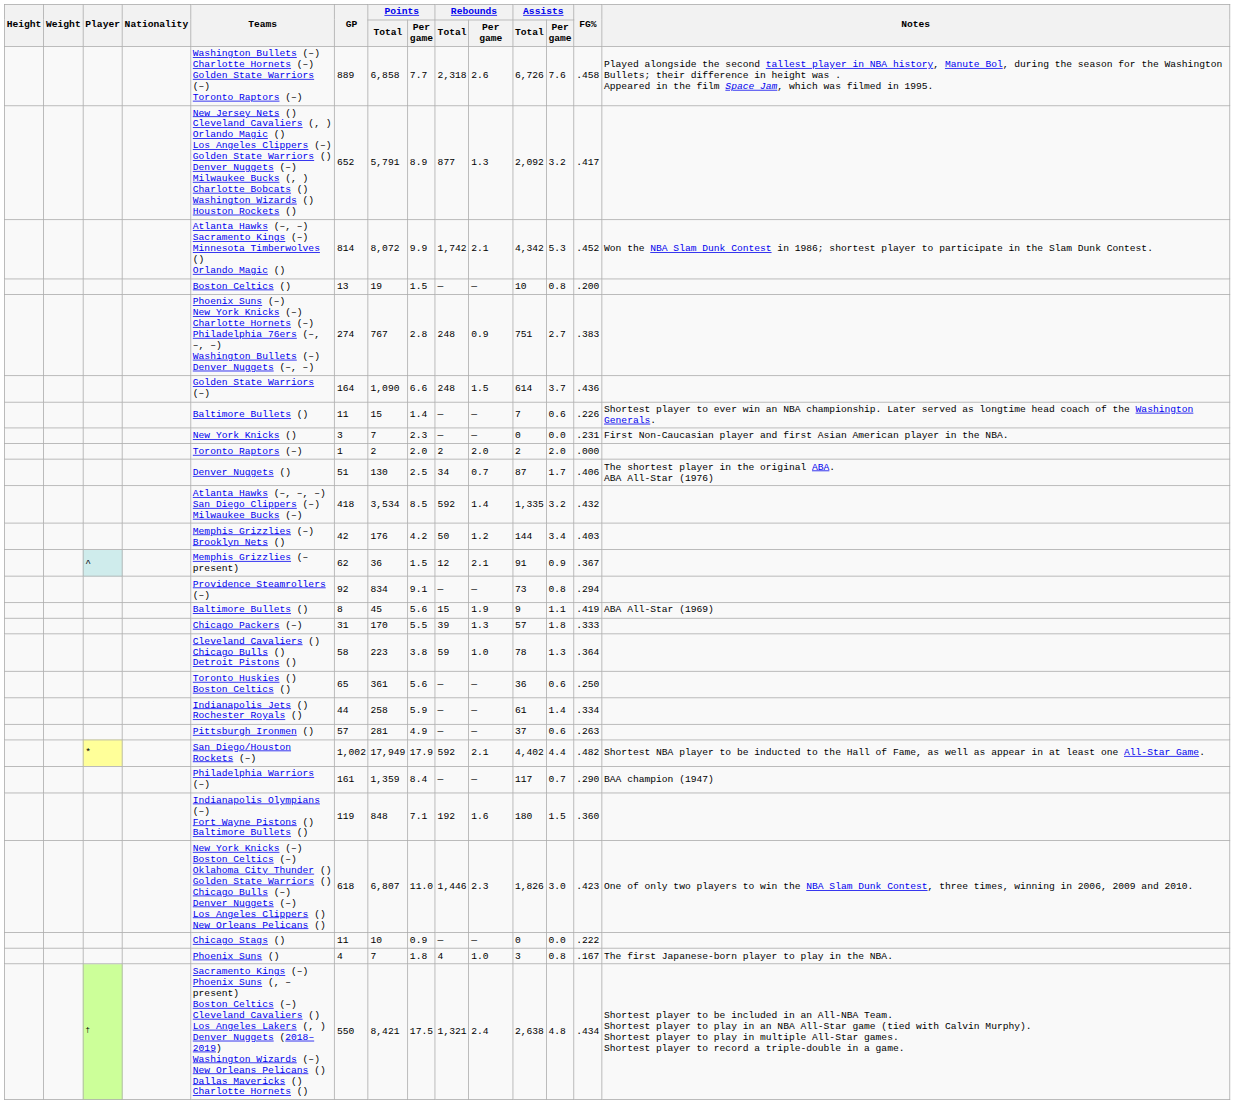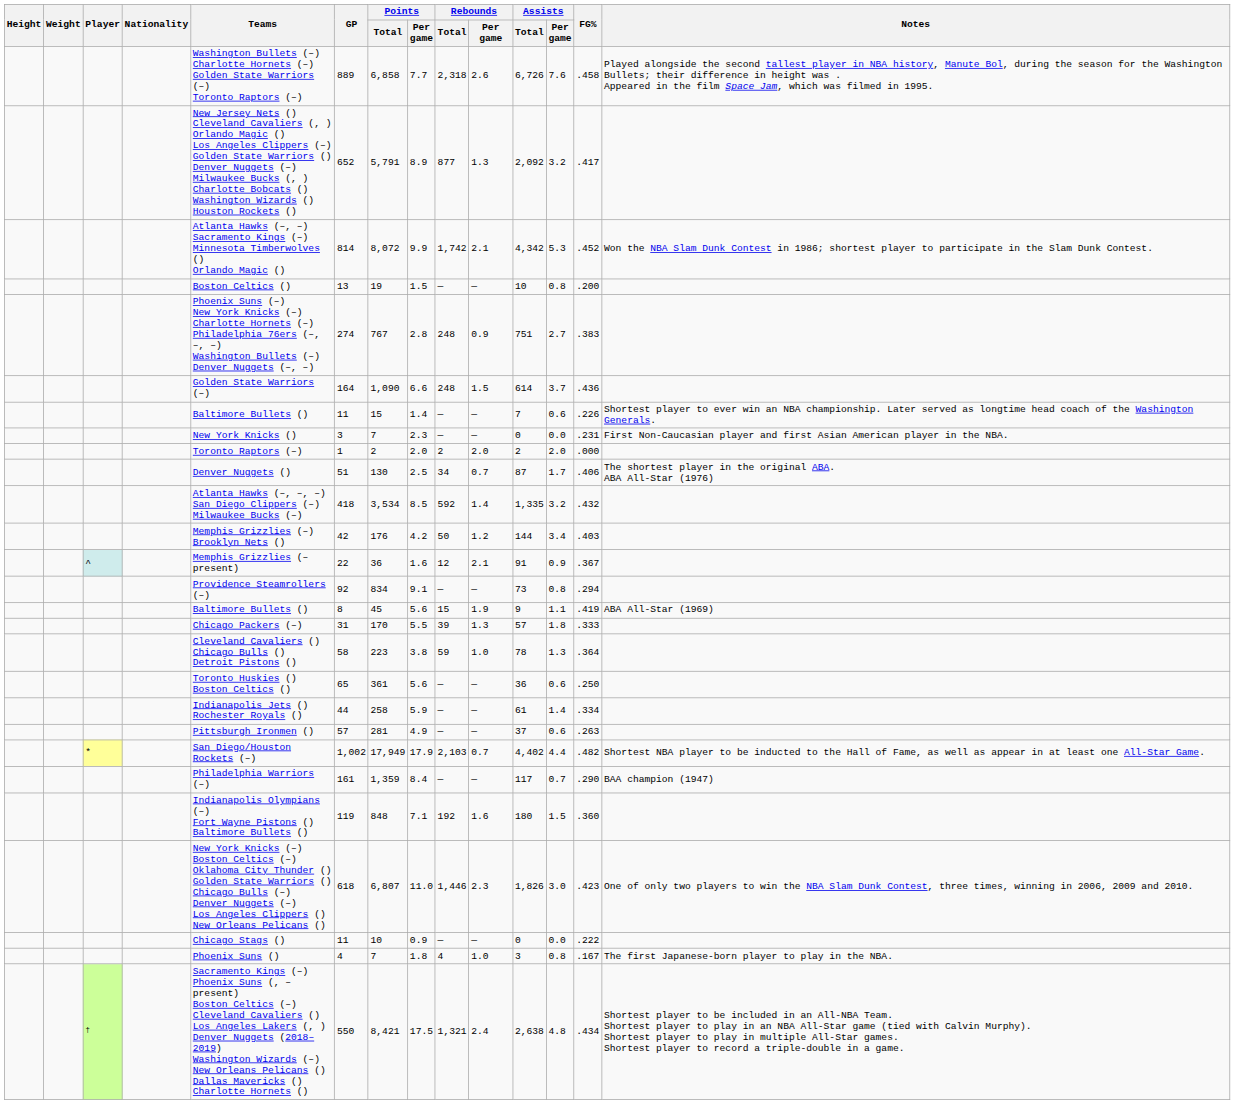(343, 563) 62 -> (343, 563) 22
(419, 563) 1.5 -> (419, 563) 1.6
(446, 753) 592 -> (452, 753) 2,103
(480, 753) 2.1 -> (480, 753) 0.7
